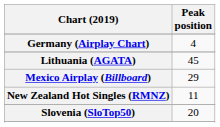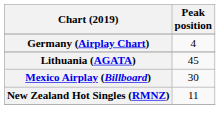(193, 78) 29 -> (193, 78) 30
- row: (88, 113)
